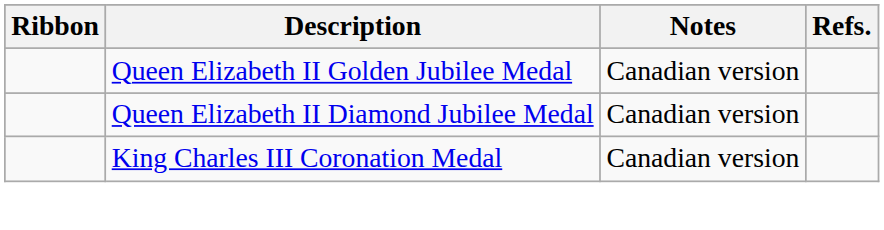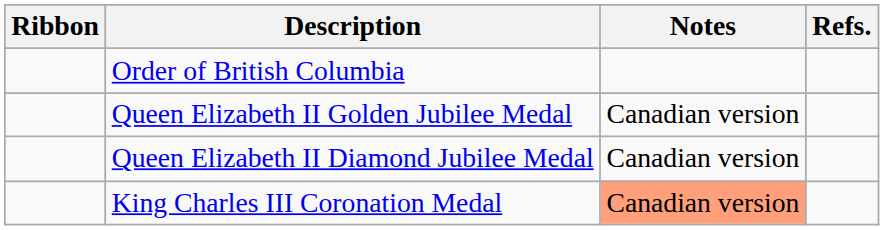+ row: (258, 70)
(703, 158) no background -> (703, 202) lightsalmon background
